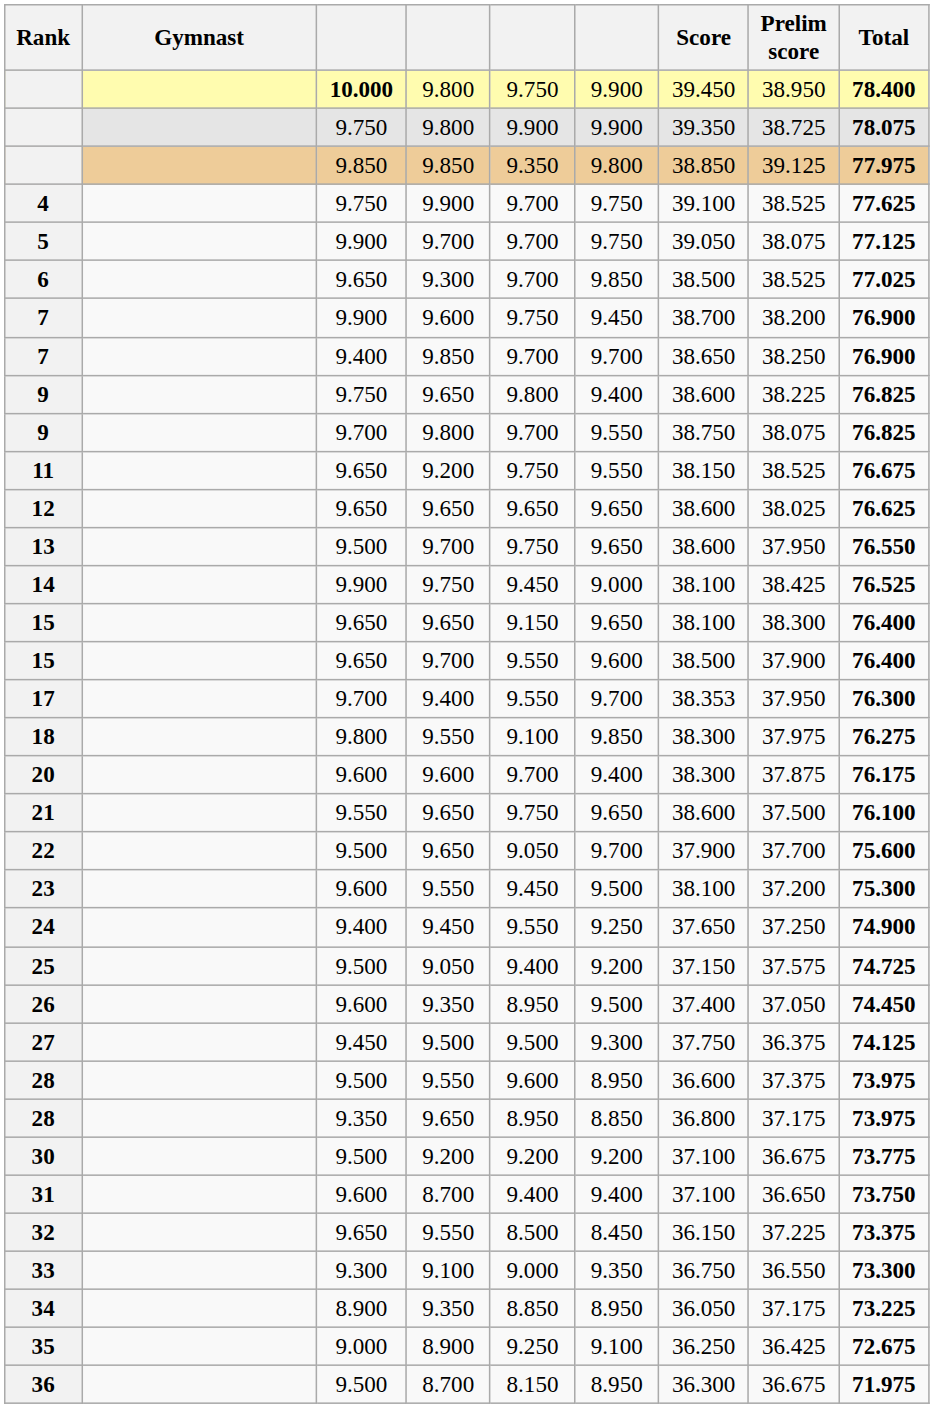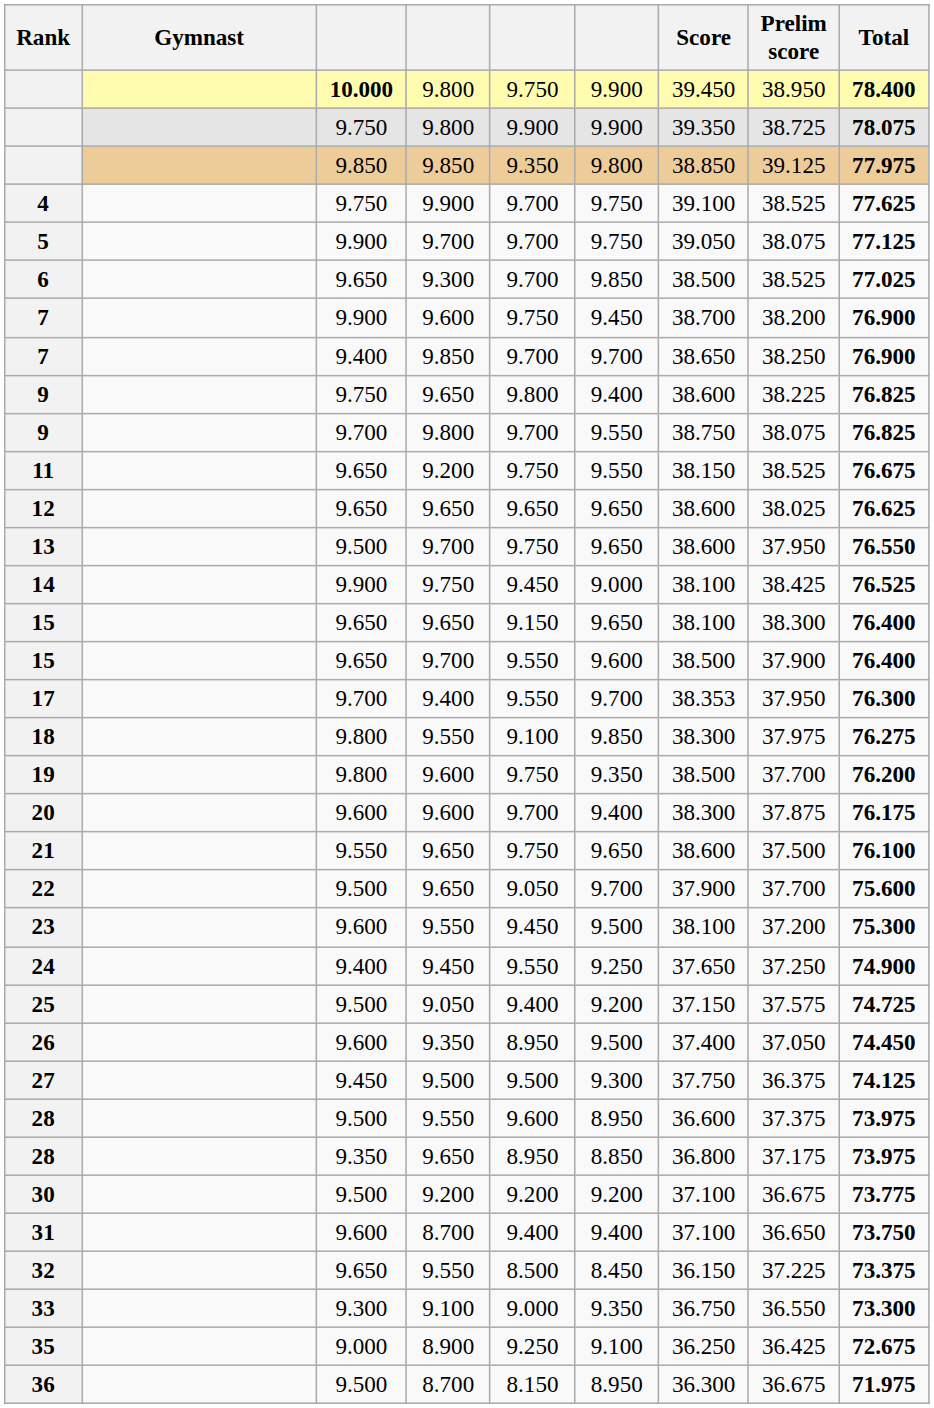+ row: (43, 774)
- row: (43, 1308)
